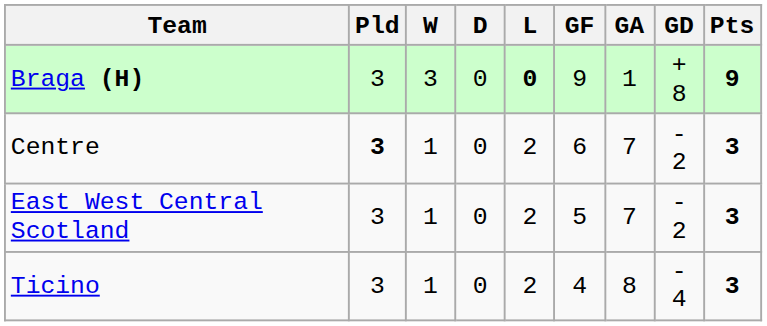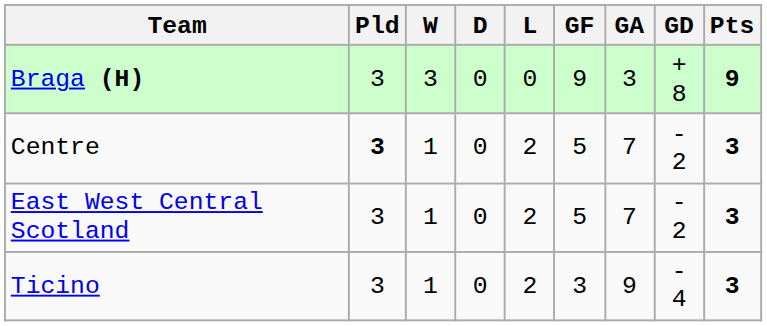(530, 80) bold -> (530, 80) normal
(629, 80) 1 -> (629, 80) 3
(580, 148) 6 -> (580, 148) 5
(580, 286) 4 -> (580, 286) 3
(629, 286) 8 -> (629, 286) 9
